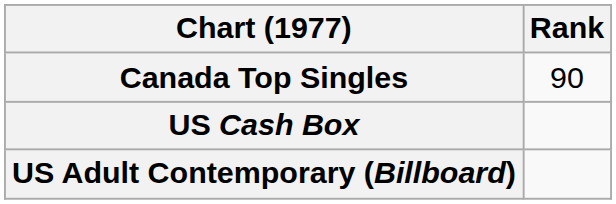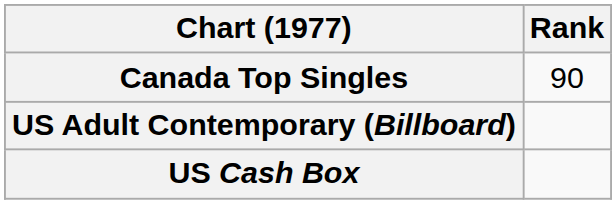rows swapped: (264, 125) <-> (264, 173)
